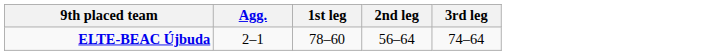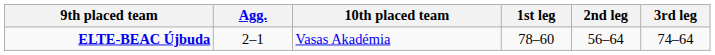+ column: (397, 15)
